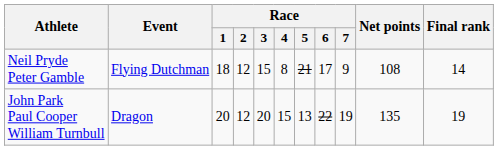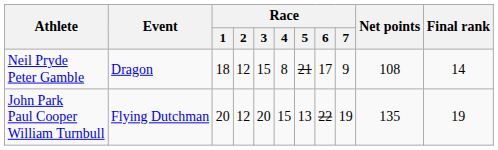(160, 69) Flying Dutchman -> (132, 69) Dragon
(132, 117) Dragon -> (160, 117) Flying Dutchman
